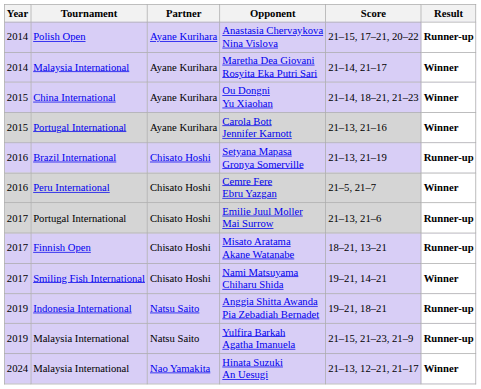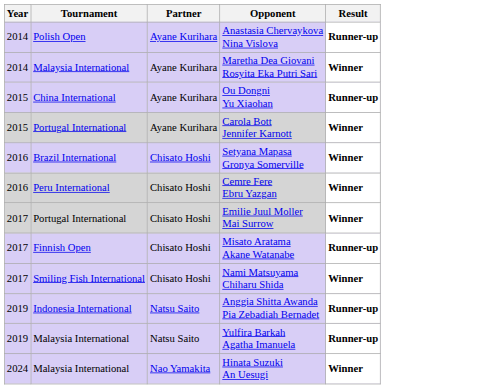- column: (373, 13)
(441, 97) Winner -> (353, 97) Runner-up
(449, 158) Runner-up -> (346, 158) Winner
(449, 218) Runner-up -> (346, 218) Winner
